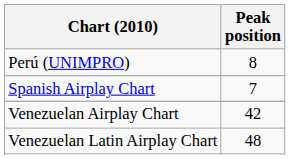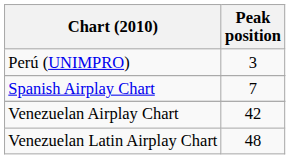(253, 62) 8 -> (253, 62) 3
